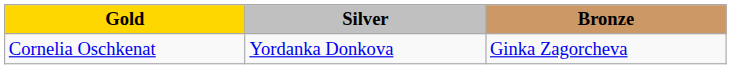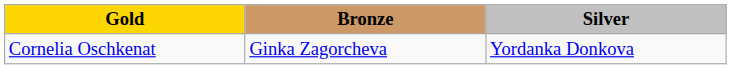columns swapped: (365, 19) <-> (606, 19)
